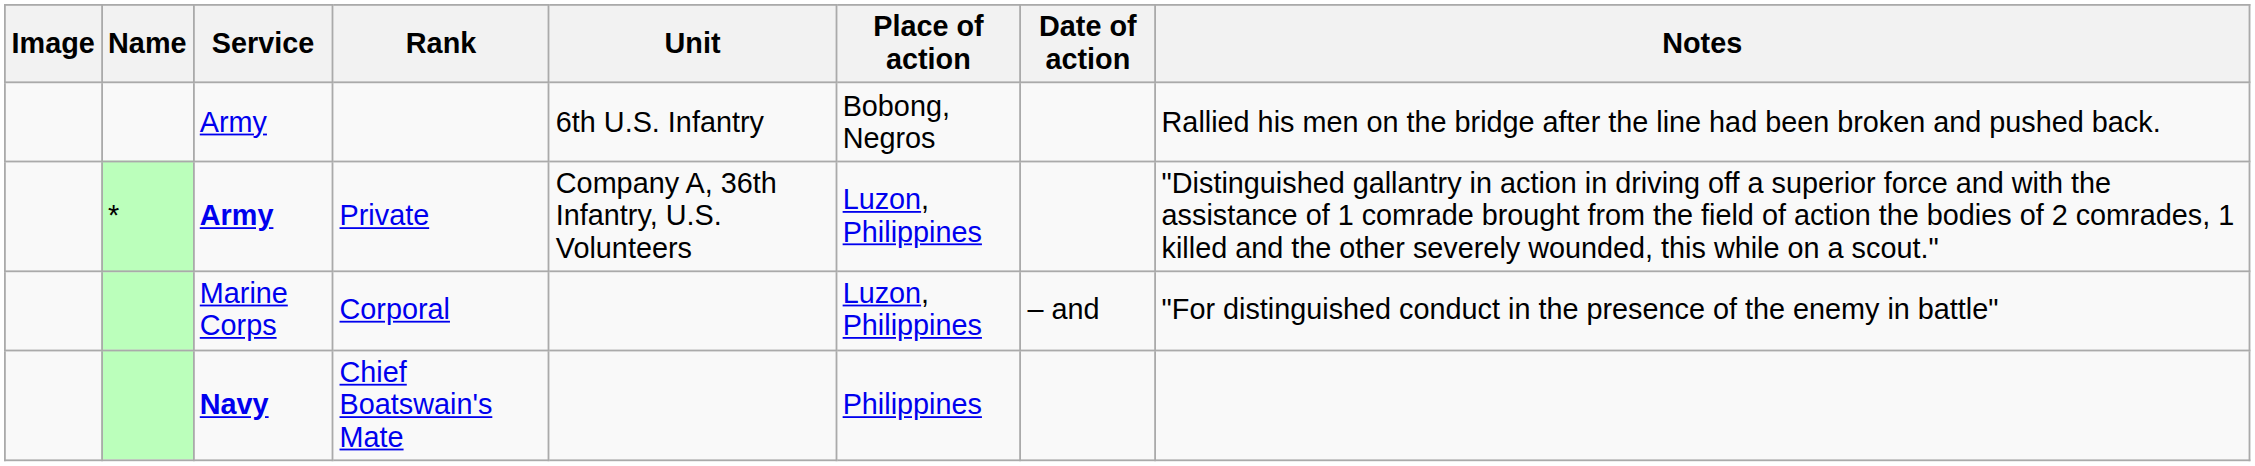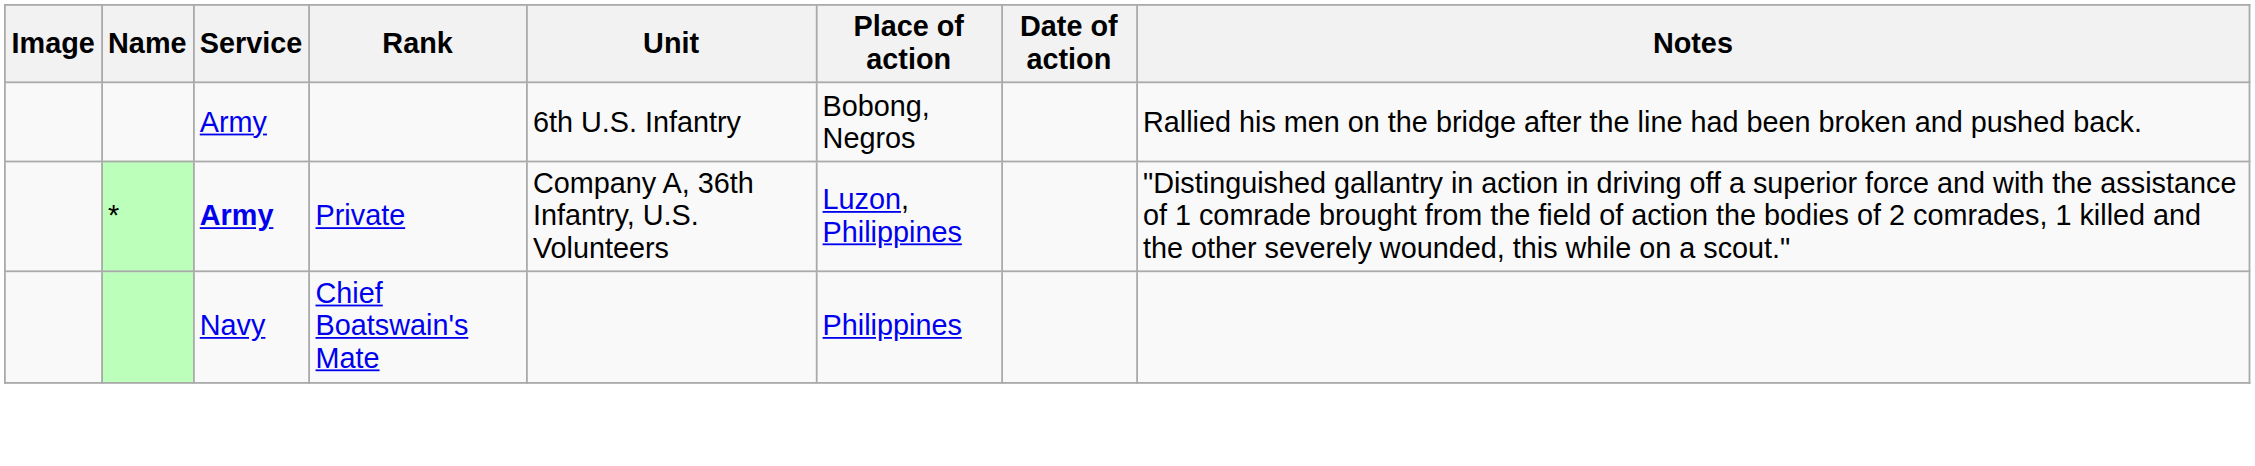- row: (395, 310)
(234, 404) bold -> (233, 326) normal
